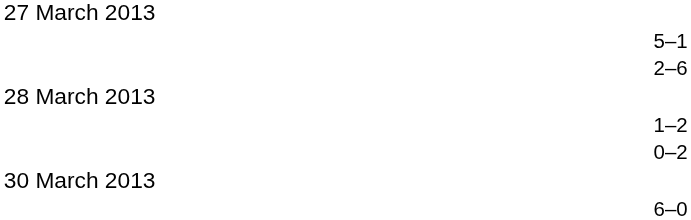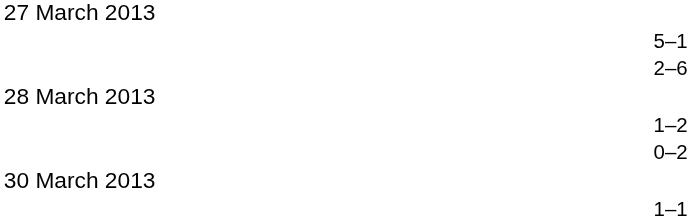+ row: (277, 209)
- row: (277, 209)
